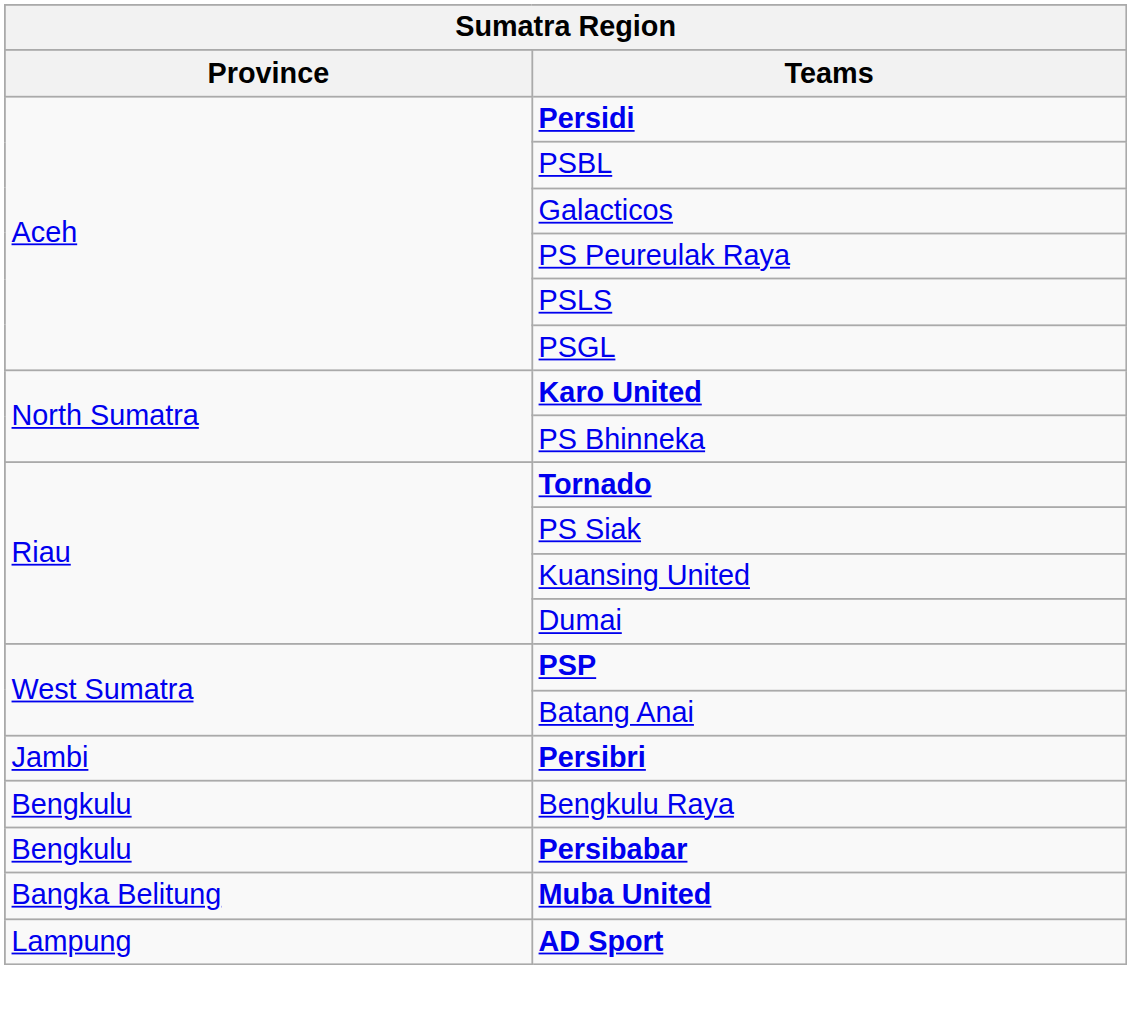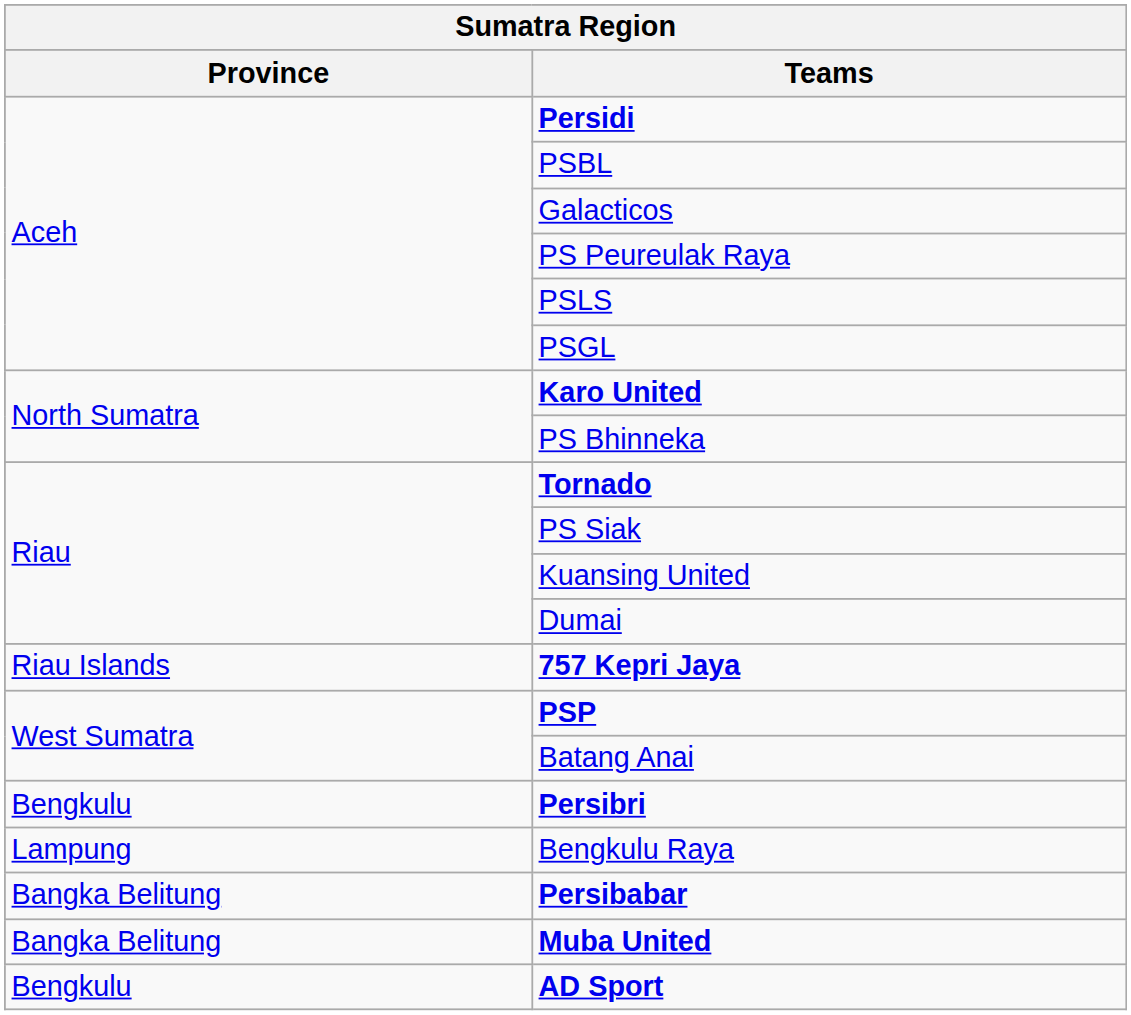+ row: (639, 666)
(50, 758) Jambi -> (72, 803) Bengkulu
(72, 803) Bengkulu -> (72, 849) Lampung
(72, 849) Bengkulu -> (116, 895) Bangka Belitung
(72, 940) Lampung -> (72, 986) Bengkulu
